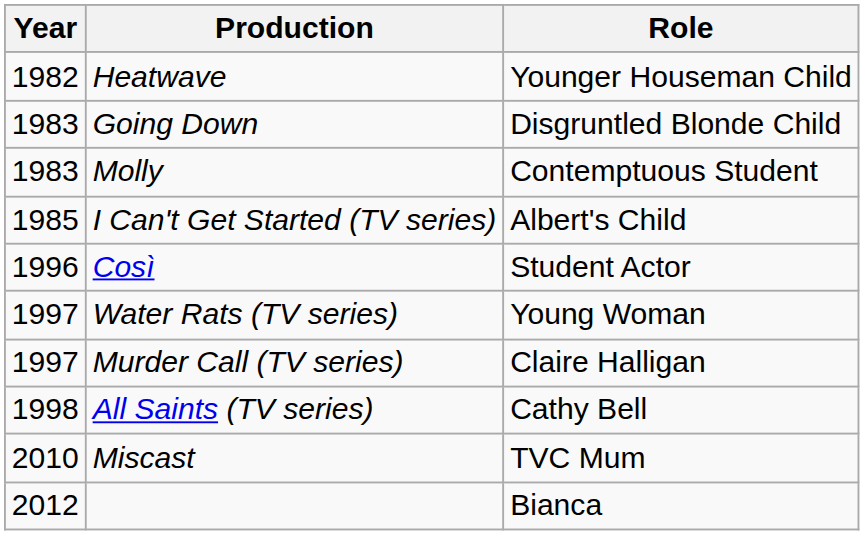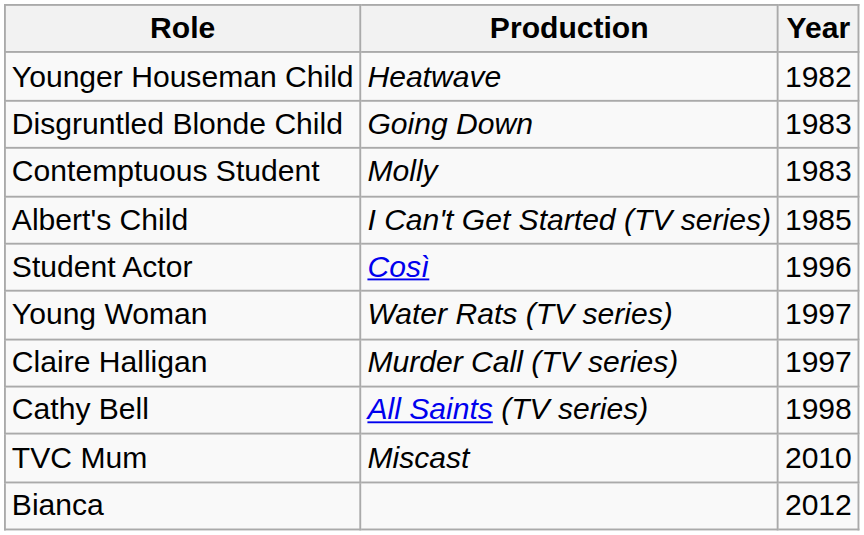columns swapped: (45, 28) <-> (681, 28)
